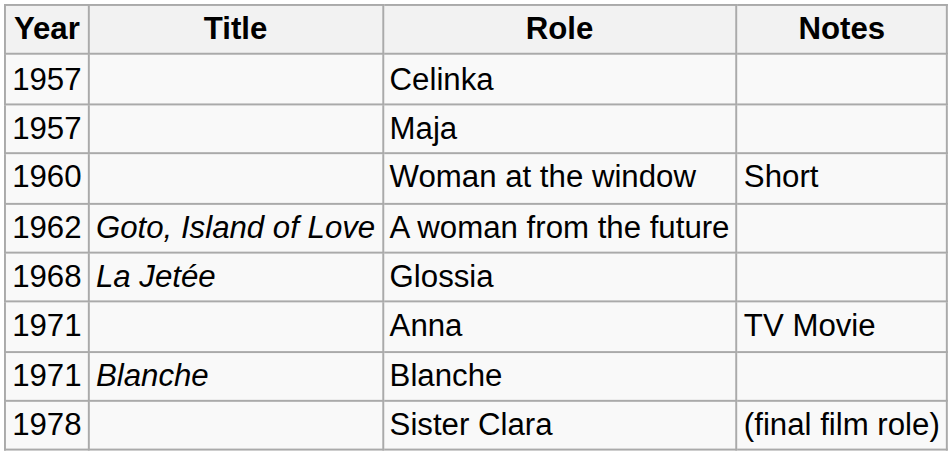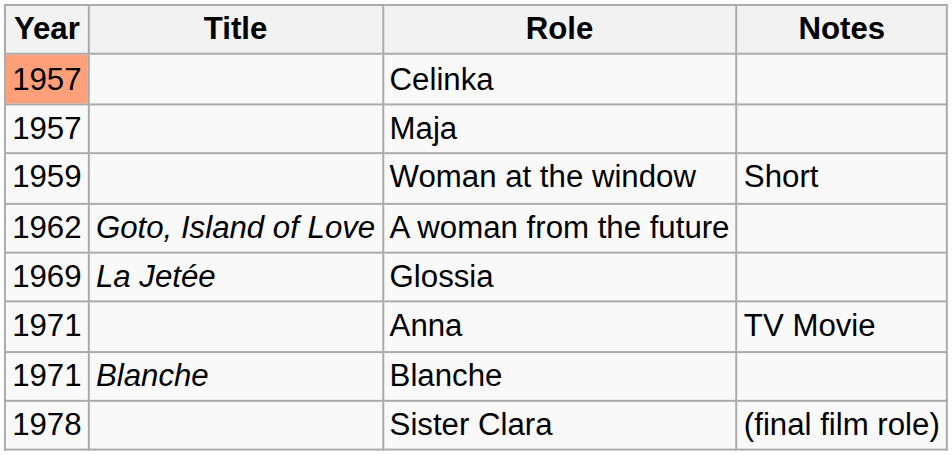(47, 78) no background -> (47, 78) lightsalmon background
(47, 177) 1960 -> (47, 177) 1959
(47, 276) 1968 -> (47, 276) 1969
